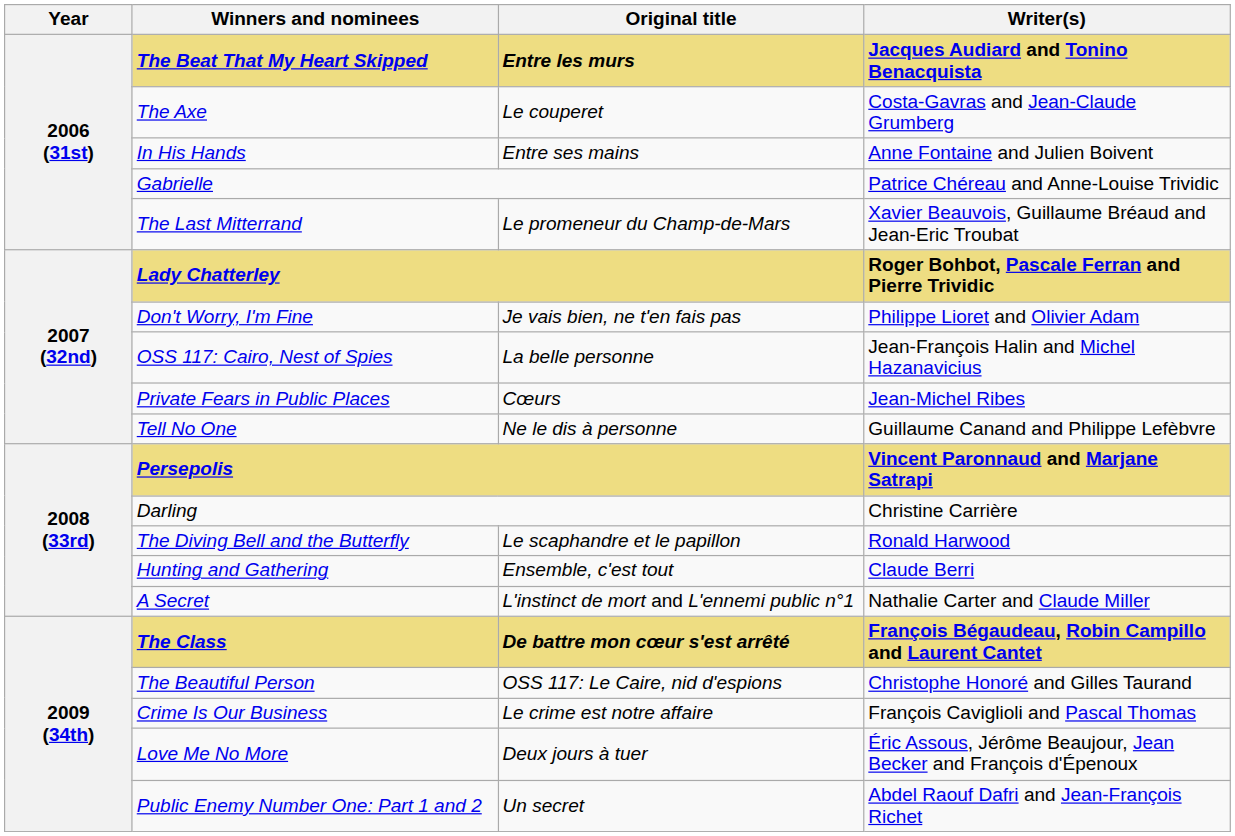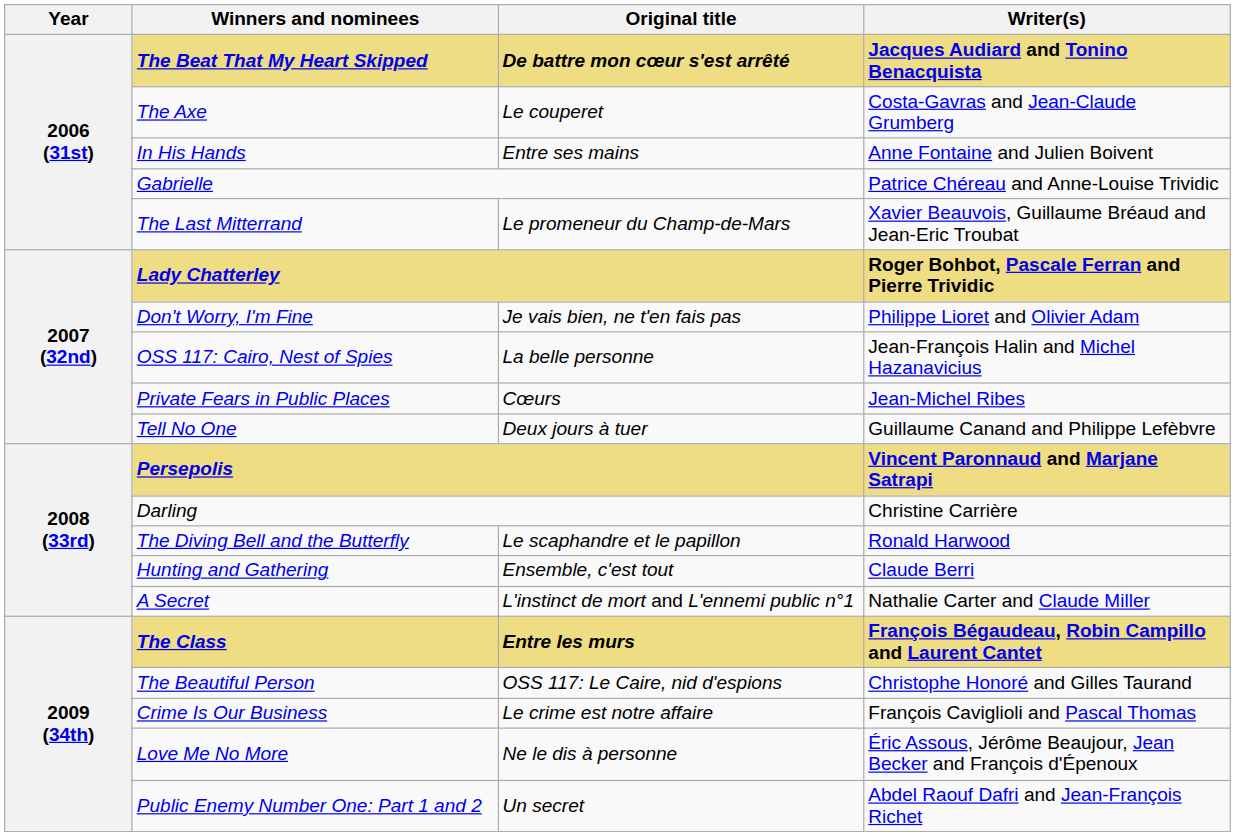(569, 60) Entre les murs -> (646, 60) De battre mon cœur s'est arrêté
(590, 428) Ne le dis à personne -> (575, 428) Deux jours à tuer
(646, 641) De battre mon cœur s'est arrêté -> (569, 641) Entre les murs
(575, 753) Deux jours à tuer -> (590, 753) Ne le dis à personne
